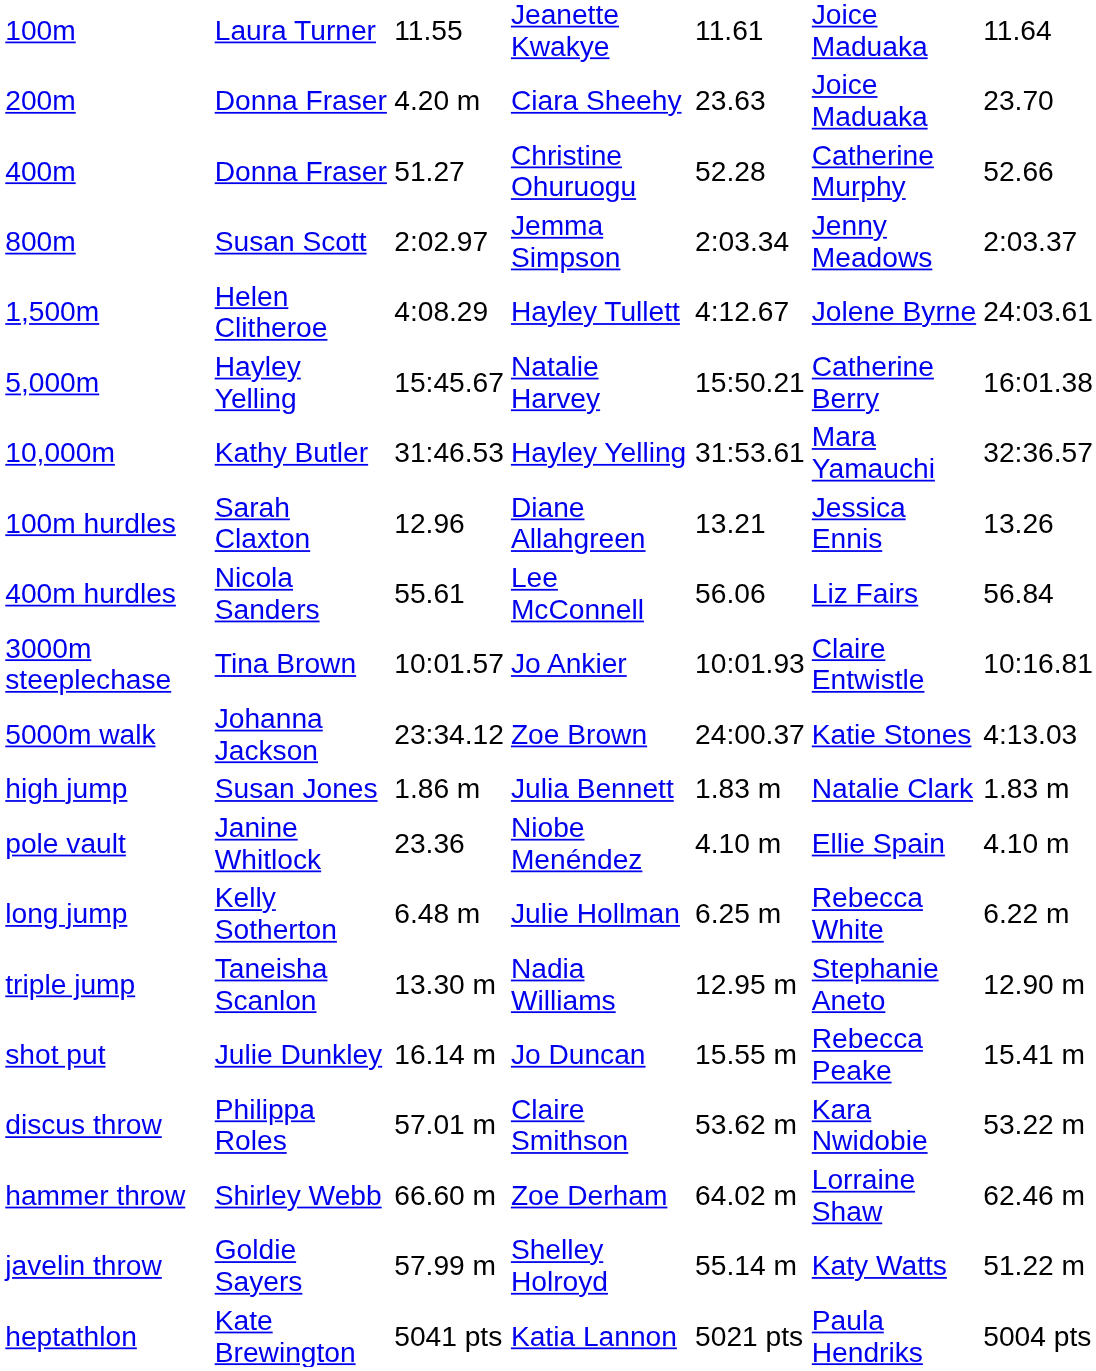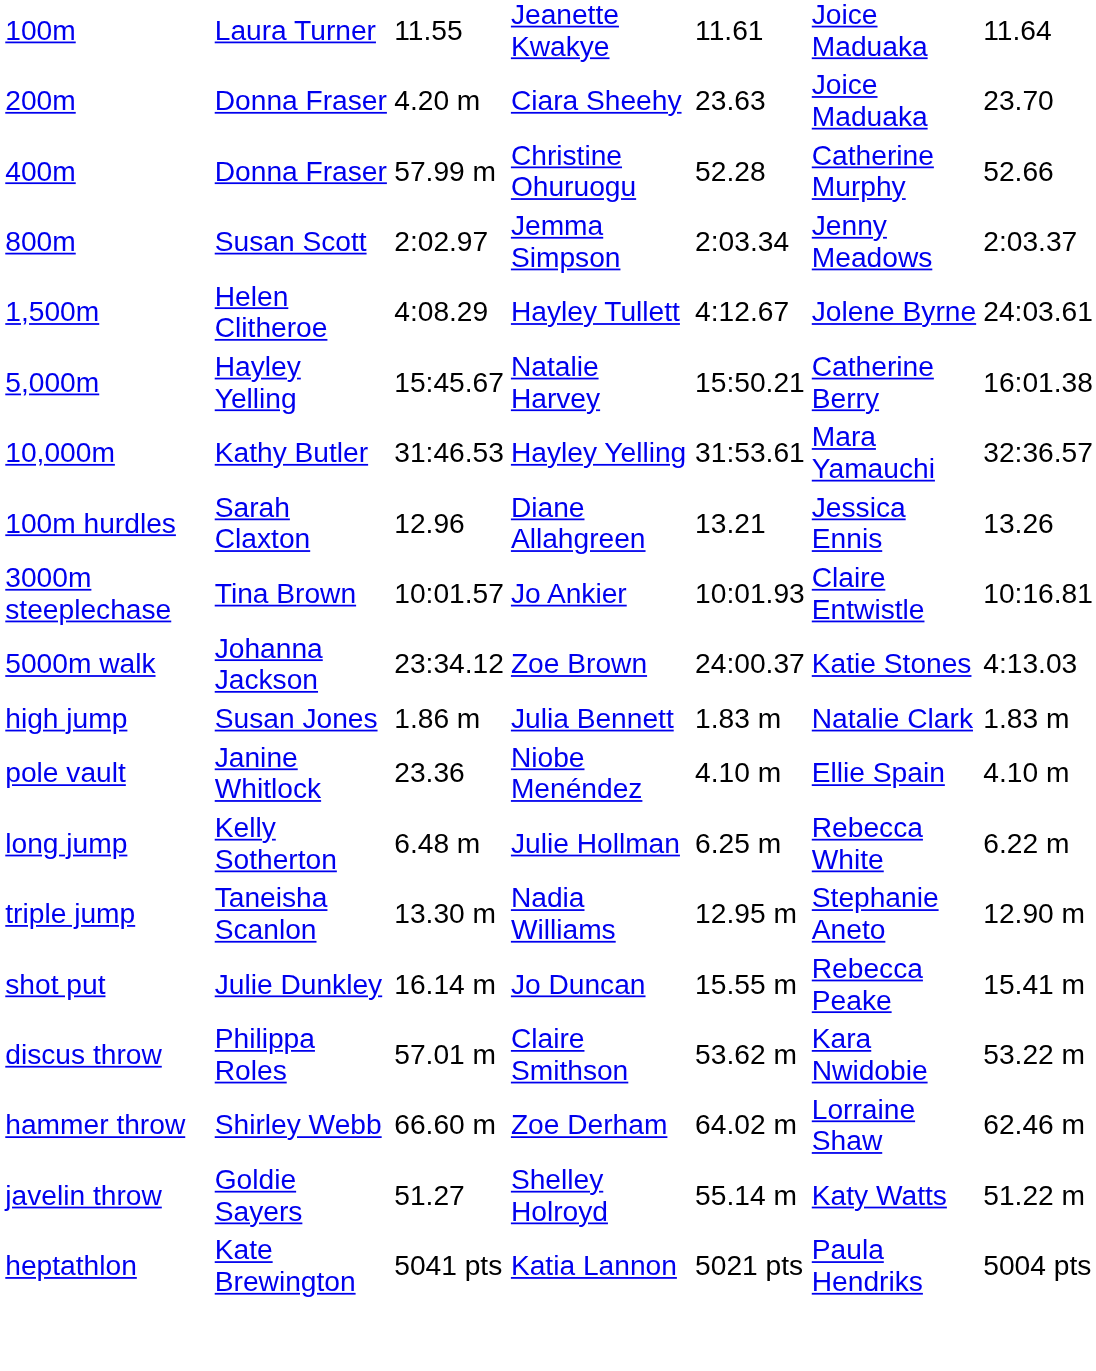(429, 171) 51.27 -> (445, 171) 57.99 m
- row: (91, 593)
(445, 1266) 57.99 m -> (429, 1195) 51.27
